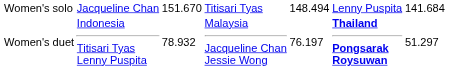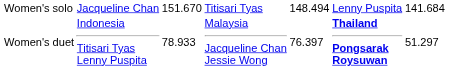(179, 42) 78.932 -> (179, 42) 78.933
(306, 42) 76.197 -> (306, 42) 76.397
